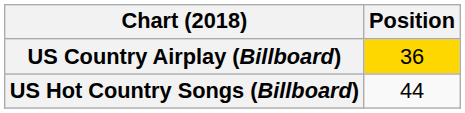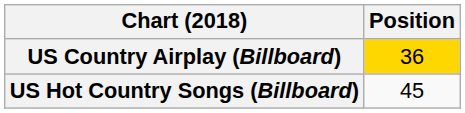(412, 90) 44 -> (412, 90) 45
